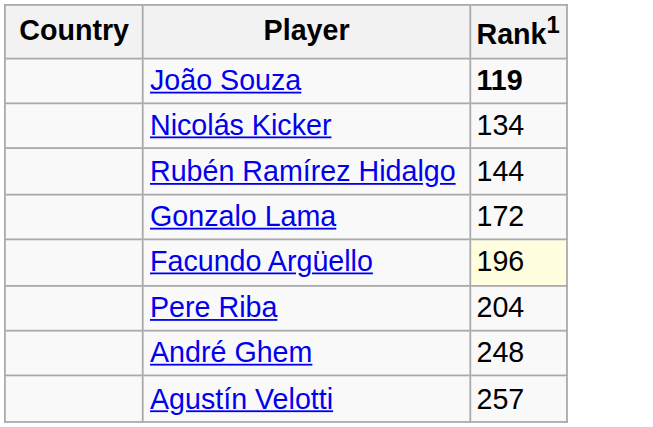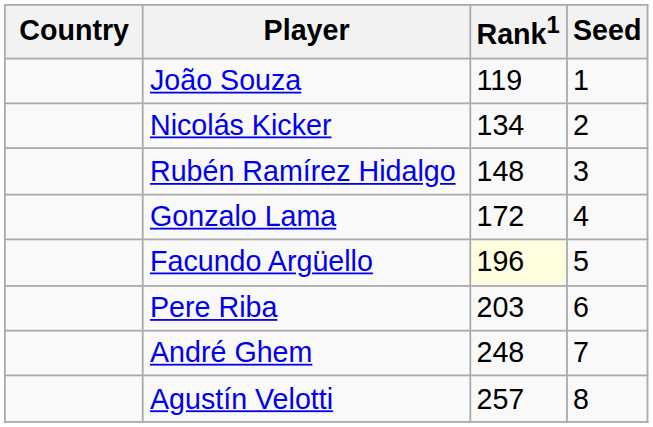+ column: (607, 31)
(500, 80) bold -> (499, 80) normal
(500, 171) 144 -> (500, 171) 148
(500, 307) 204 -> (500, 307) 203
